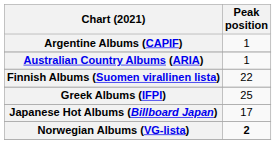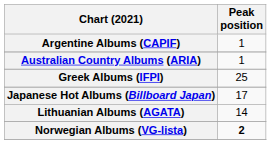- row: (113, 78)
+ row: (111, 113)
